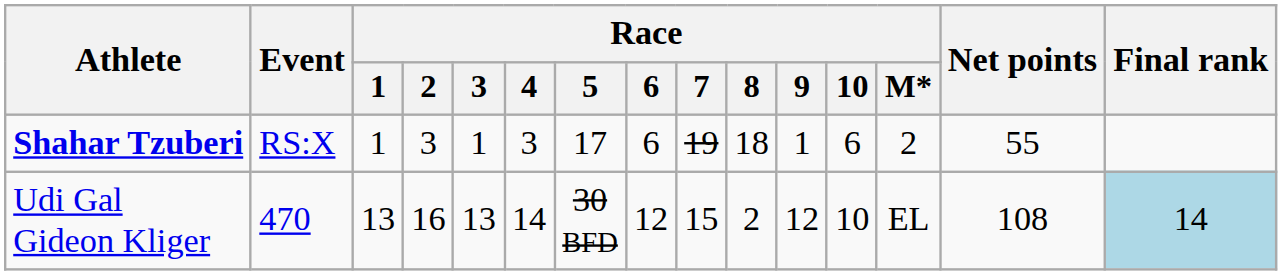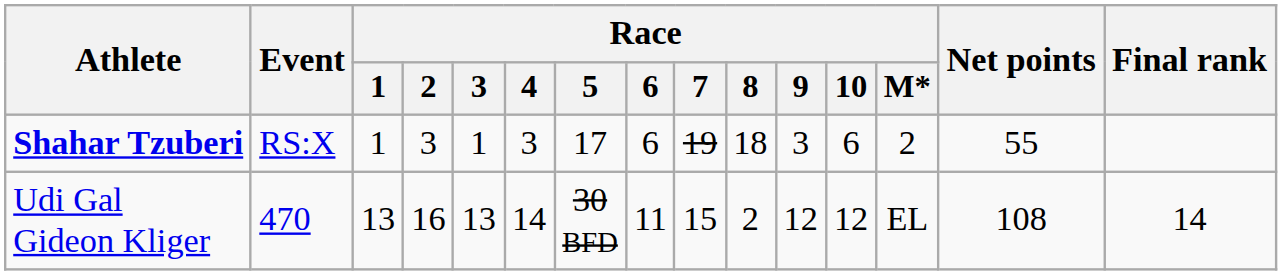(802, 143) 1 -> (801, 143) 3
(651, 219) 12 -> (650, 219) 11
(852, 219) 10 -> (851, 219) 12
(1191, 219) lightblue background -> (1190, 219) no background
